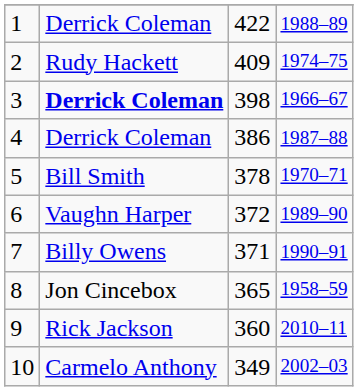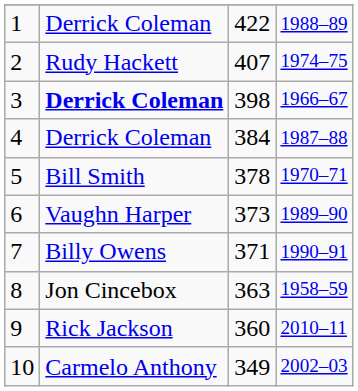(252, 61) 409 -> (252, 61) 407
(252, 137) 386 -> (252, 137) 384
(252, 213) 372 -> (252, 213) 373
(252, 289) 365 -> (252, 289) 363
